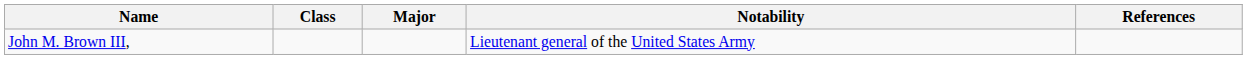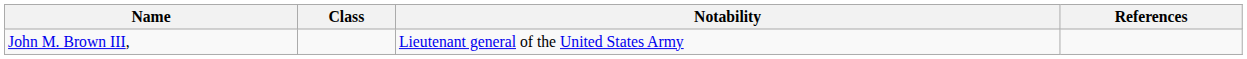- column: (414, 16)
